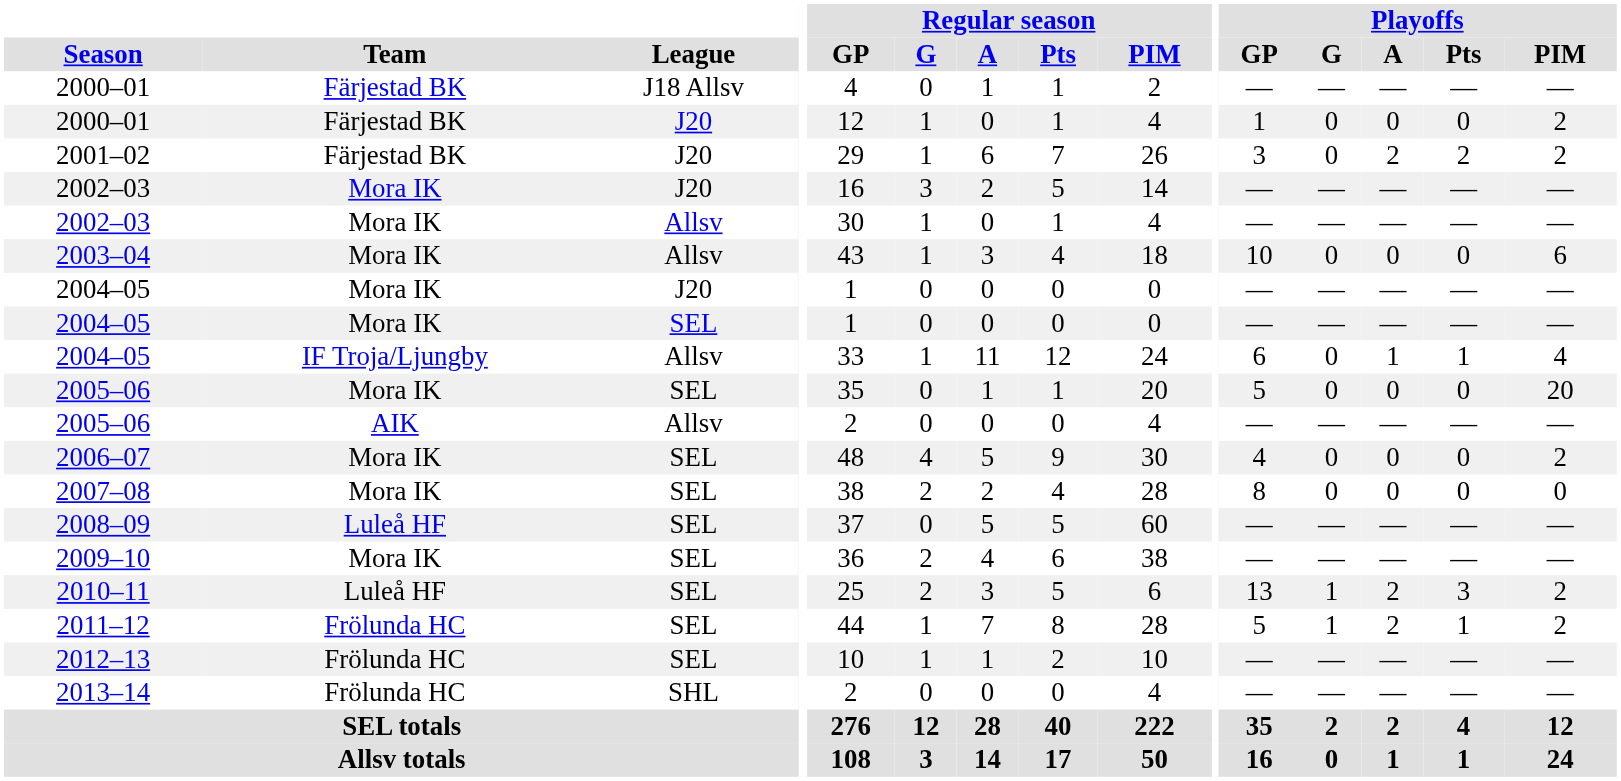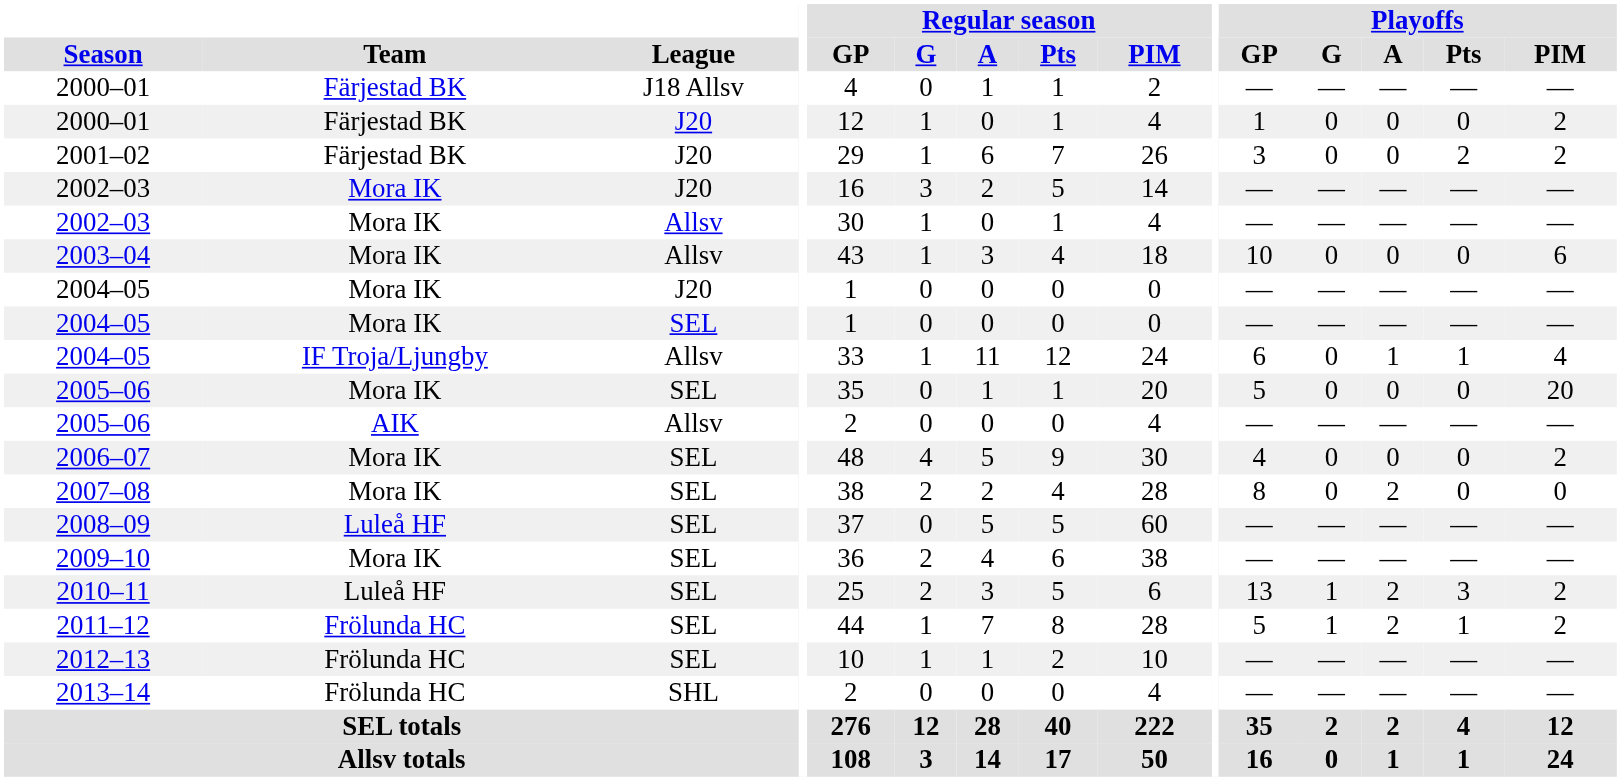(1393, 154) 2 -> (1393, 154) 0
(1393, 490) 0 -> (1393, 490) 2
